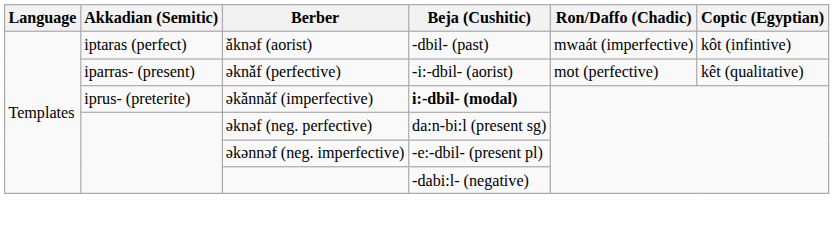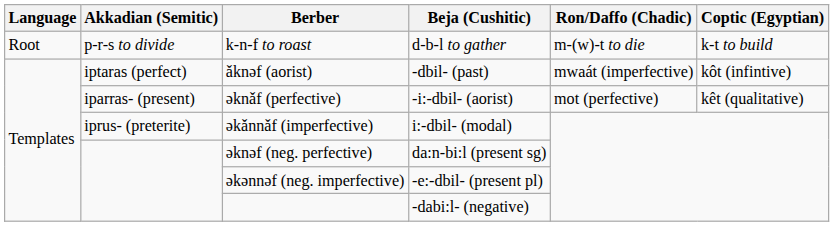+ row: (268, 45)
(465, 99) bold -> (462, 126) normal
